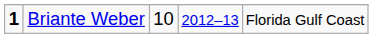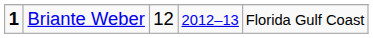(164, 19) 10 -> (164, 19) 12
